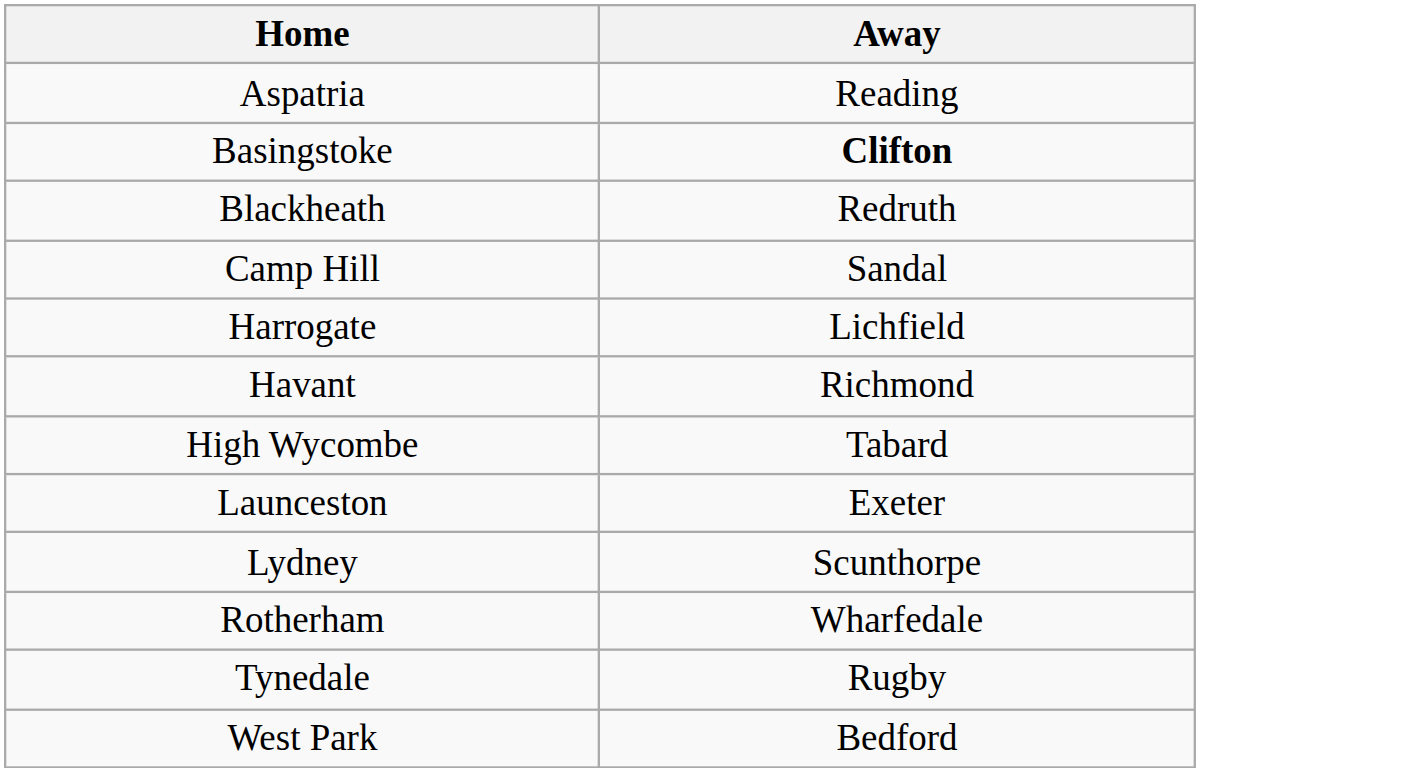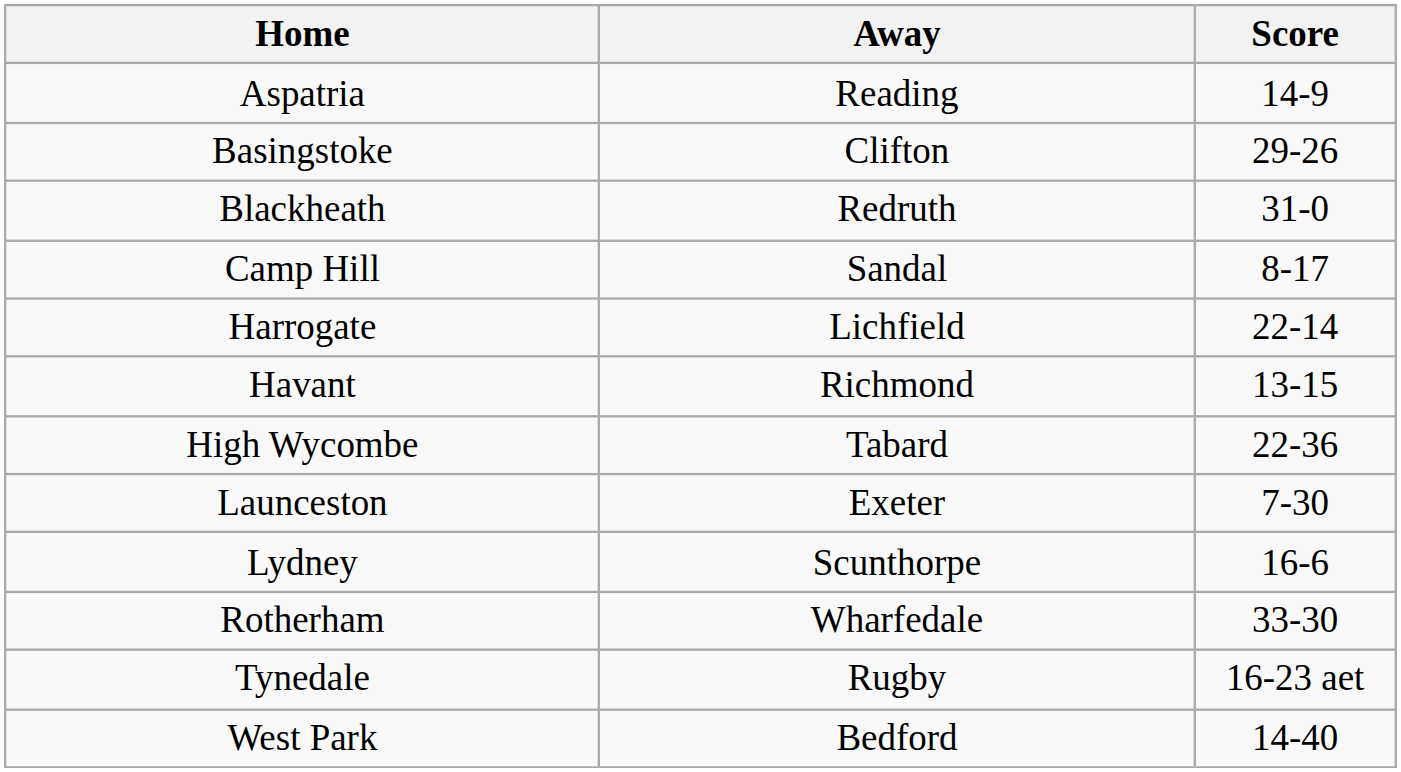+ column: (1295, 33)
(897, 151) bold -> (897, 151) normal
